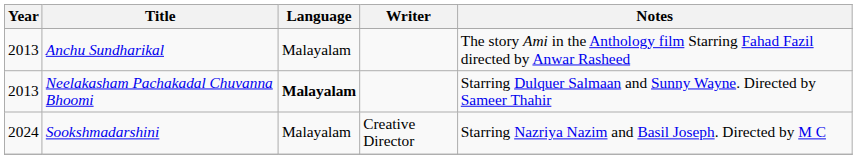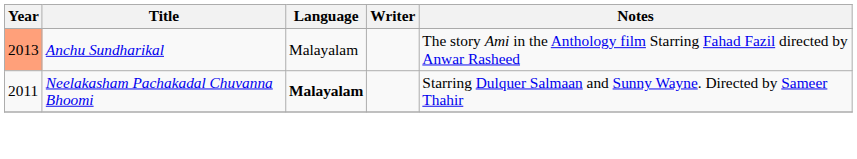(23, 49) no background -> (23, 49) lightsalmon background
(23, 91) 2013 -> (23, 91) 2011
- row: (103, 132)
